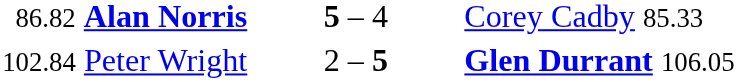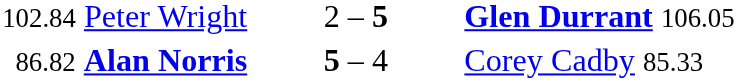rows swapped: (125, 60) <-> (131, 16)
